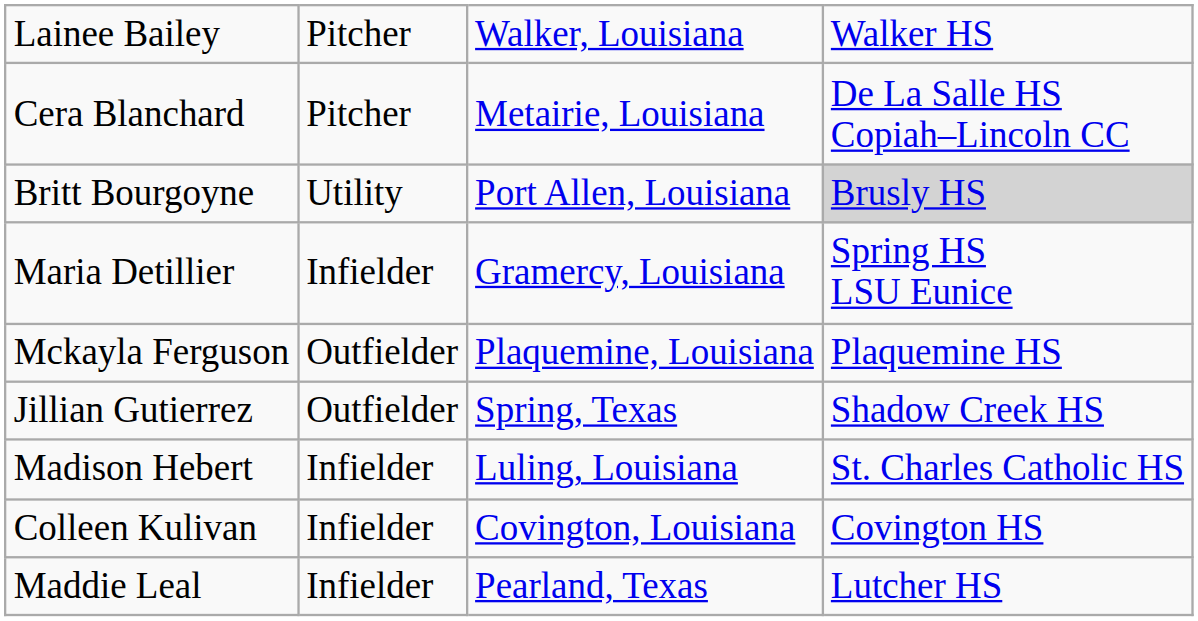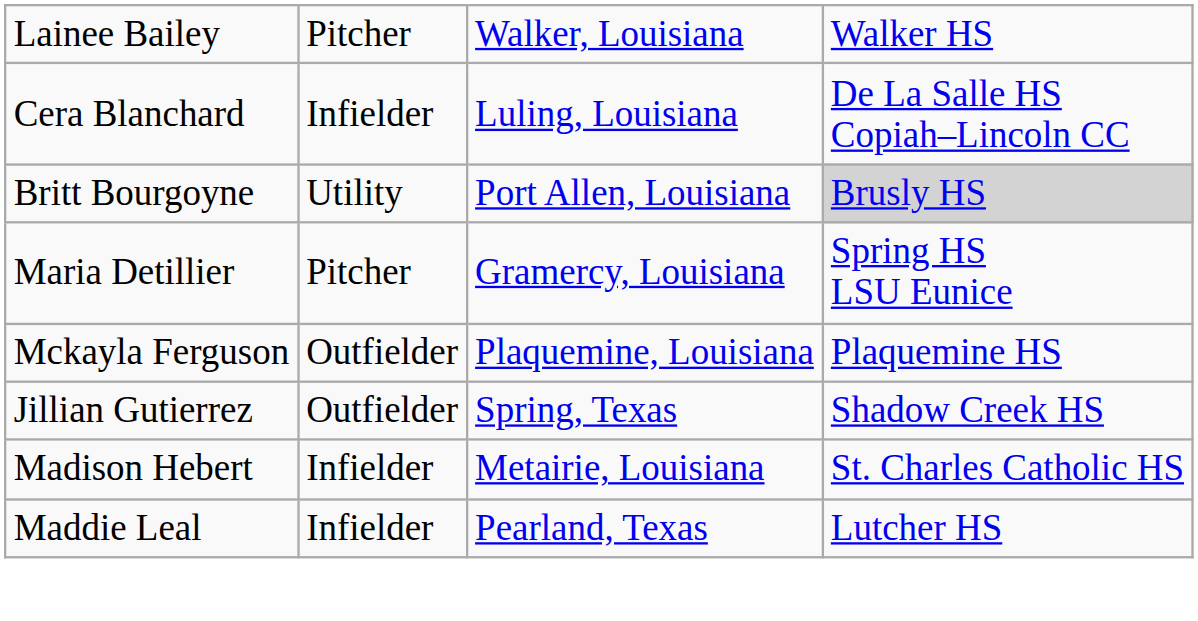(359, 113) Pitcher -> (370, 113) Infielder
(620, 113) Metairie, Louisiana -> (606, 113) Luling, Louisiana
(370, 272) Infielder -> (359, 272) Pitcher
(606, 468) Luling, Louisiana -> (620, 468) Metairie, Louisiana
- row: (135, 527)
